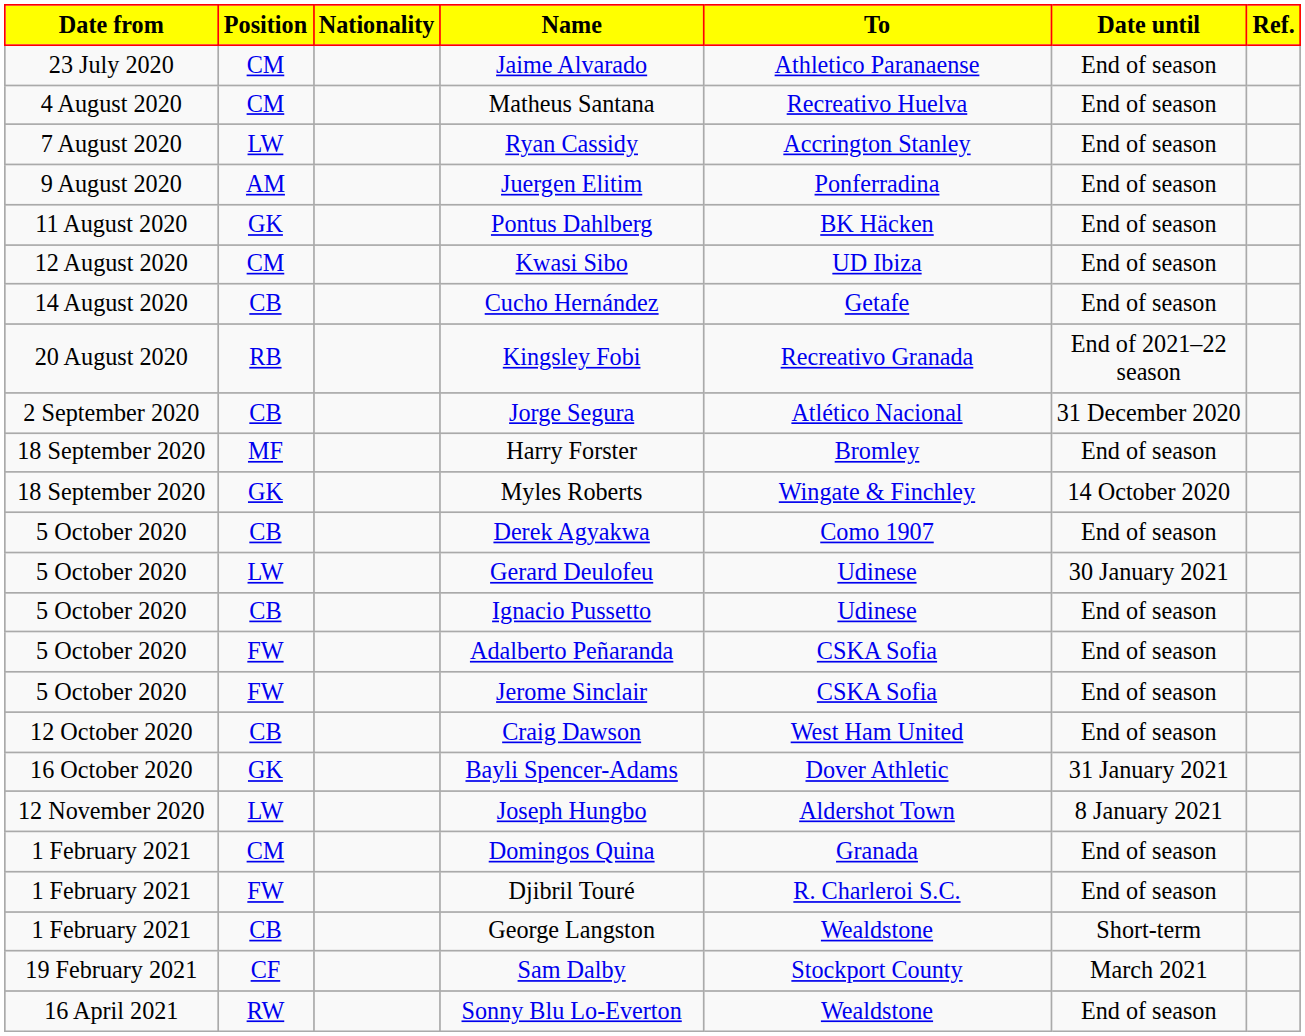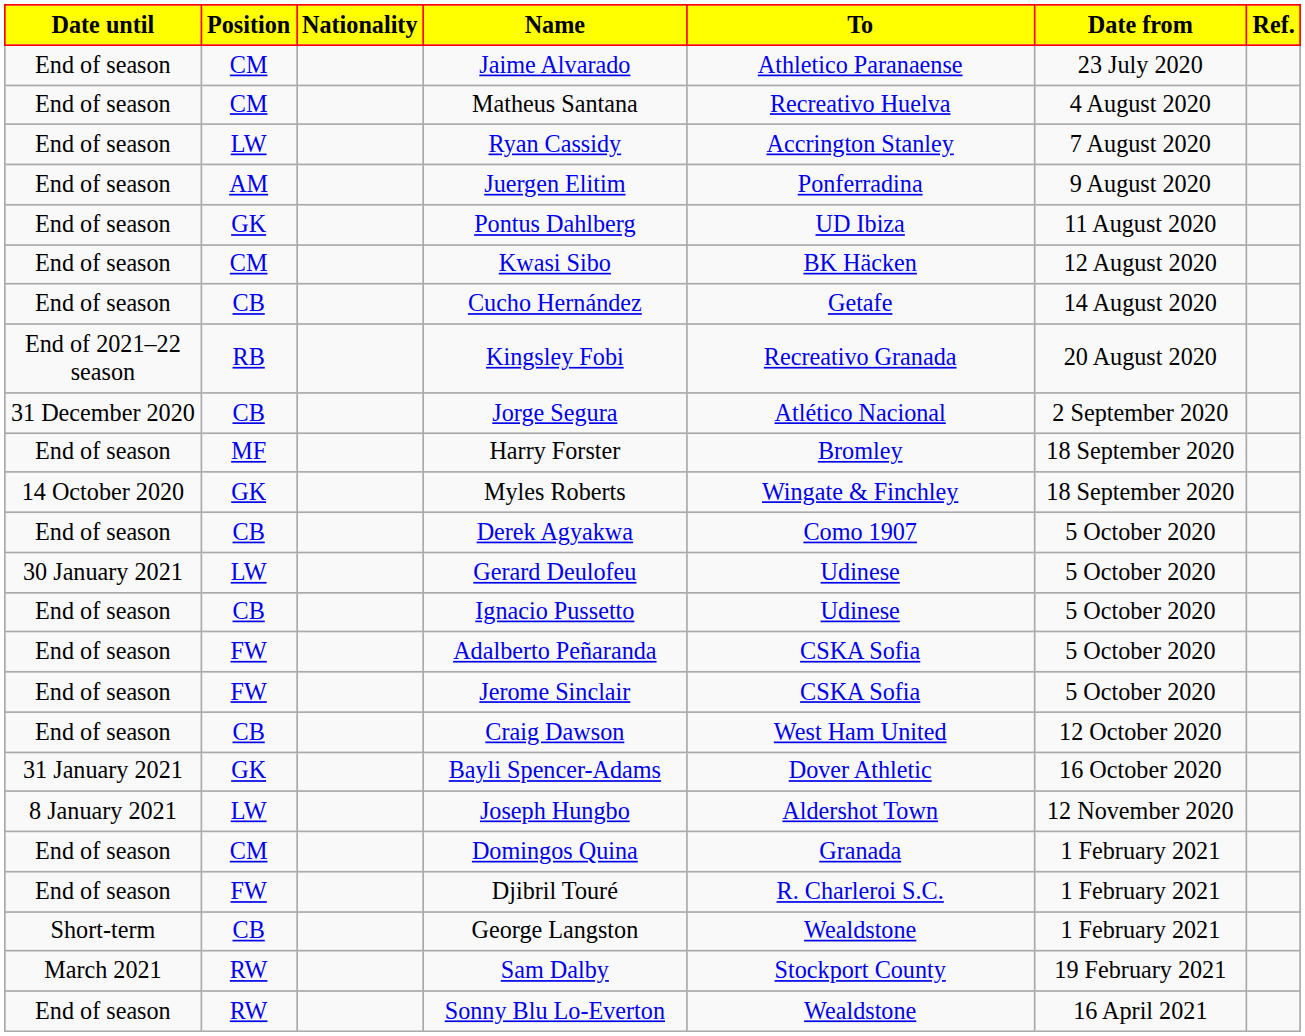columns swapped: (111, 24) <-> (1149, 24)
(877, 224) BK Häcken -> (860, 224) UD Ibiza
(877, 264) UD Ibiza -> (860, 264) BK Häcken
(265, 971) CF -> (249, 971) RW
